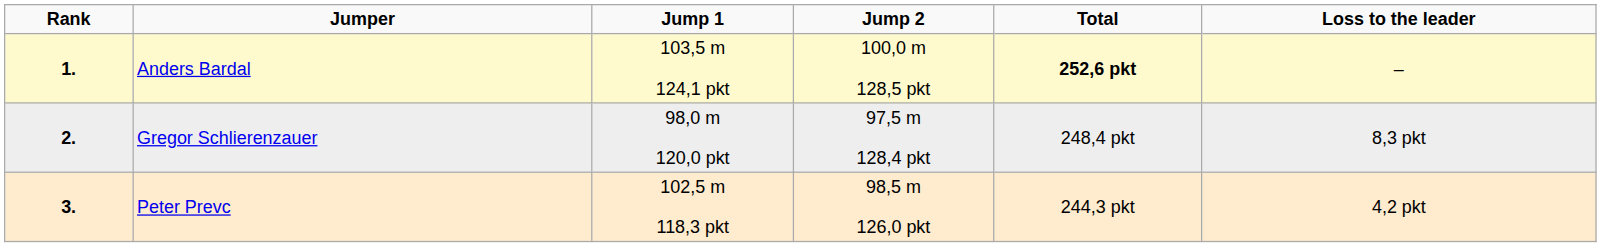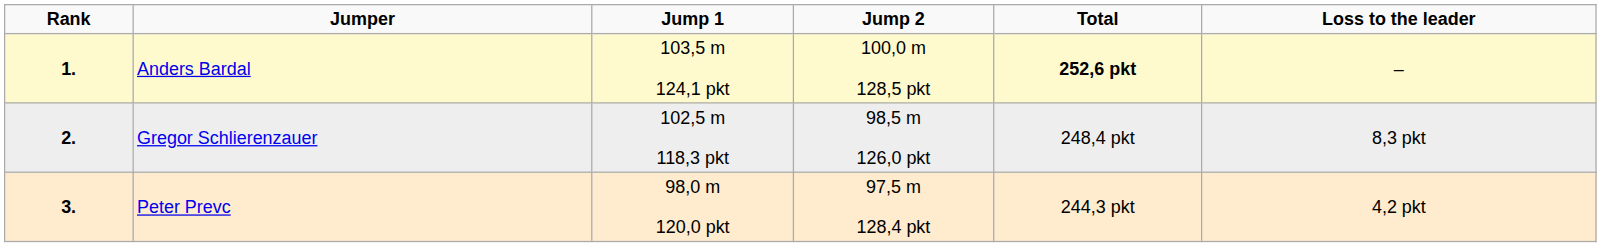(693, 138) 98,0 m 120,0 pkt -> (693, 138) 102,5 m 118,3 pkt
(893, 138) 97,5 m 128,4 pkt -> (893, 138) 98,5 m 126,0 pkt
(693, 207) 102,5 m 118,3 pkt -> (693, 207) 98,0 m 120,0 pkt
(893, 207) 98,5 m 126,0 pkt -> (893, 207) 97,5 m 128,4 pkt
